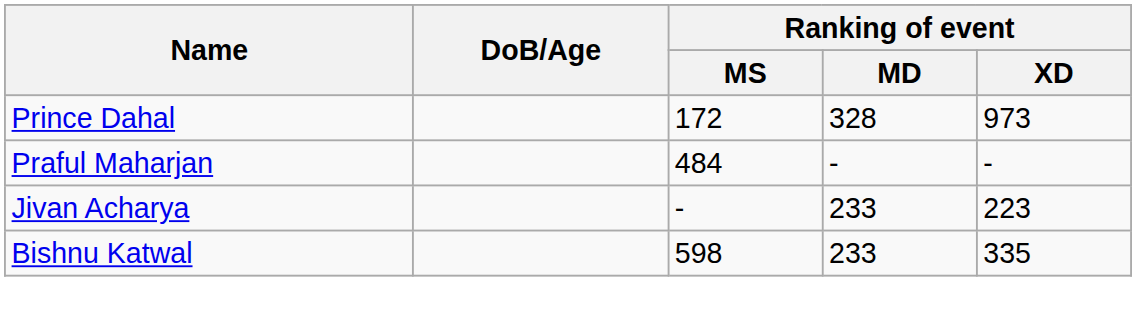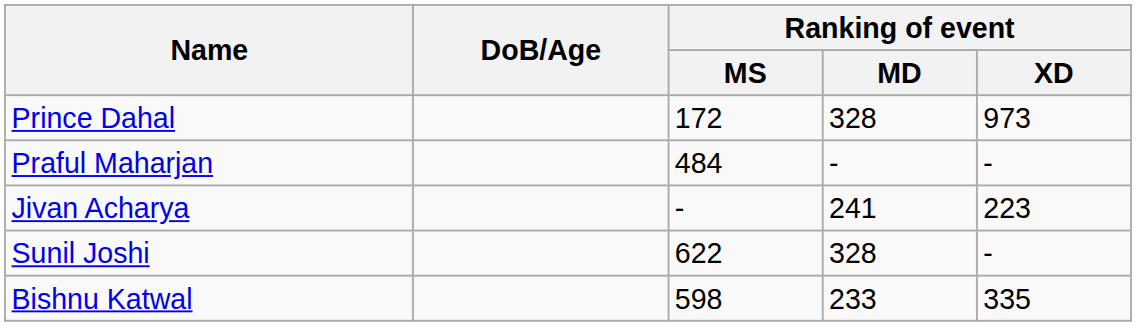(853, 209) 233 -> (853, 209) 241
+ row: (81, 254)
